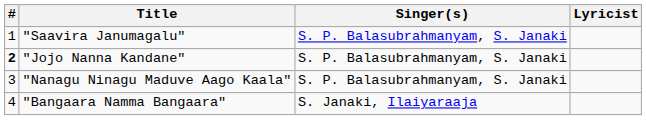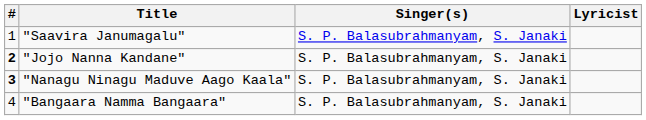(12, 82) normal -> (12, 82) bold
(388, 104) S. Janaki, Ilaiyaraaja -> (432, 104) S. P. Balasubrahmanyam, S. Janaki
